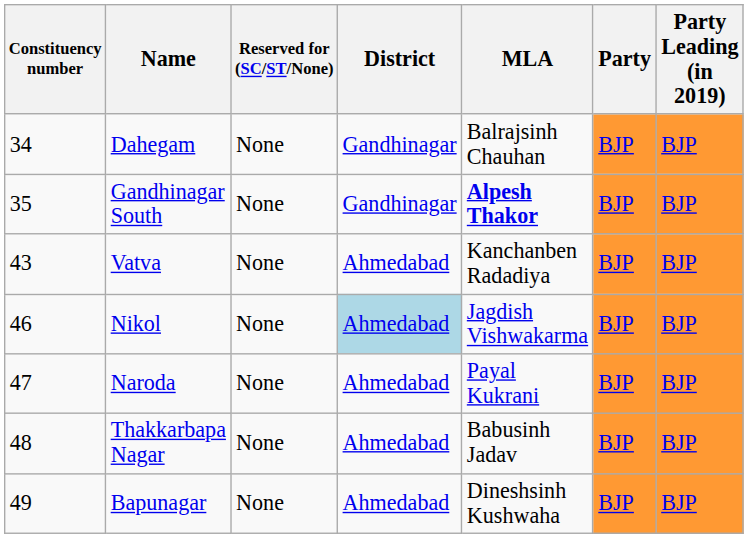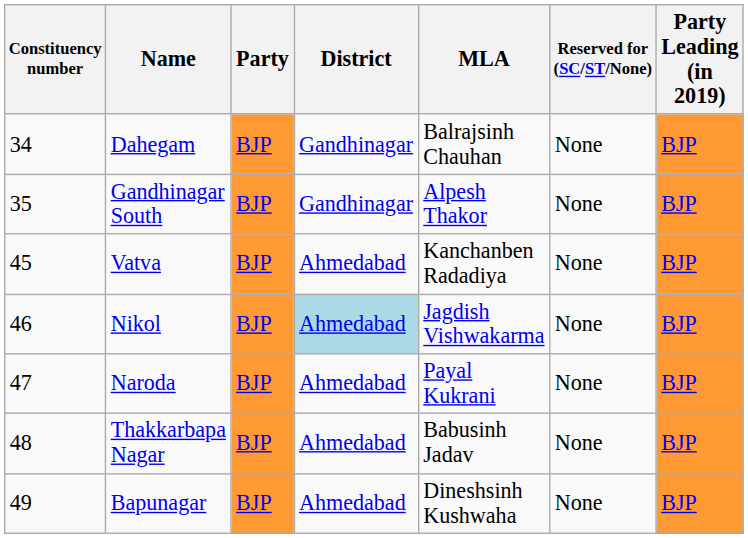columns swapped: (284, 59) <-> (625, 59)
(502, 203) bold -> (455, 203) normal
(21, 263) 43 -> (21, 263) 45
